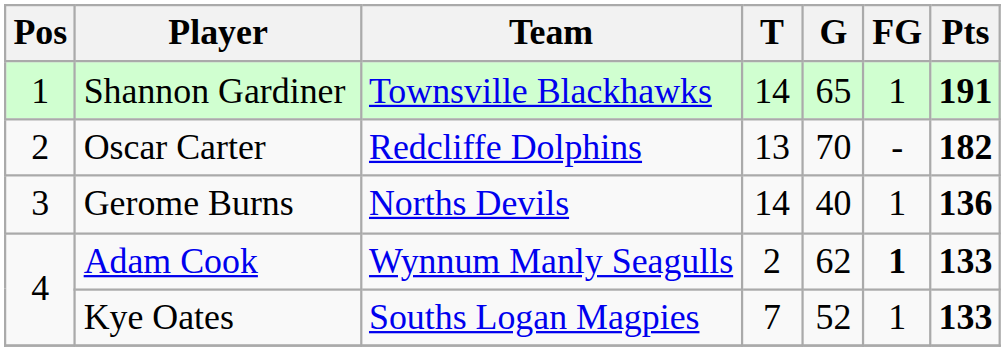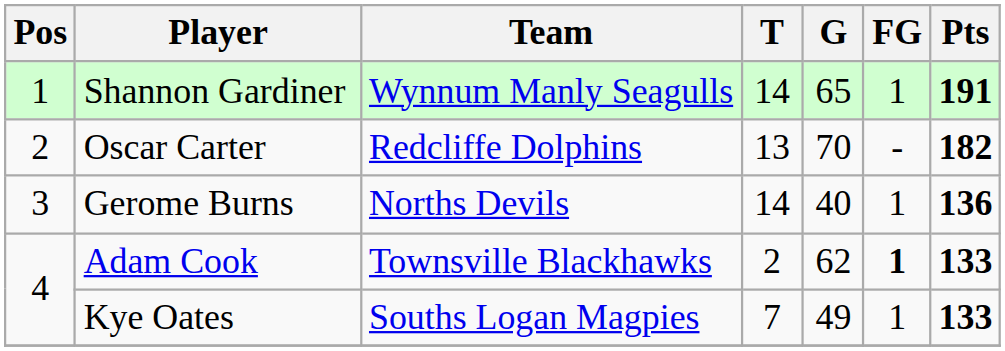(540, 89) Townsville Blackhawks -> (551, 89) Wynnum Manly Seagulls
(551, 260) Wynnum Manly Seagulls -> (540, 260) Townsville Blackhawks
(833, 317) 52 -> (833, 317) 49
